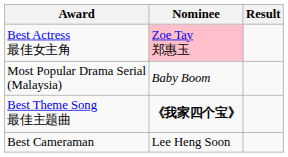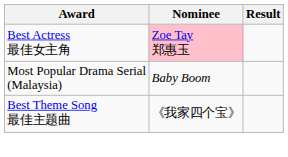(196, 113) bold -> (196, 113) normal
- row: (51, 142)
